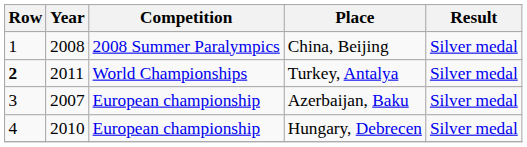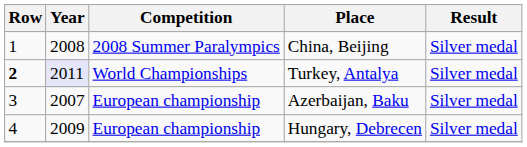(67, 73) no background -> (67, 73) lavender background
(67, 127) 2010 -> (67, 127) 2009
